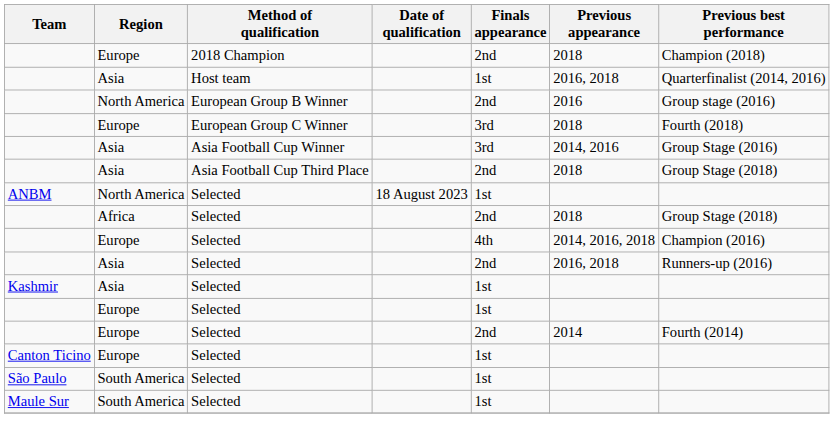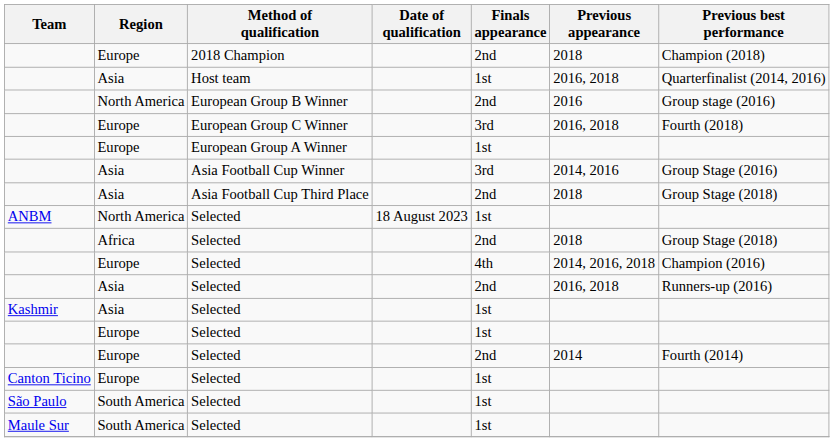(568, 124) 2018 -> (586, 124) 2016, 2018
+ row: (49, 148)
